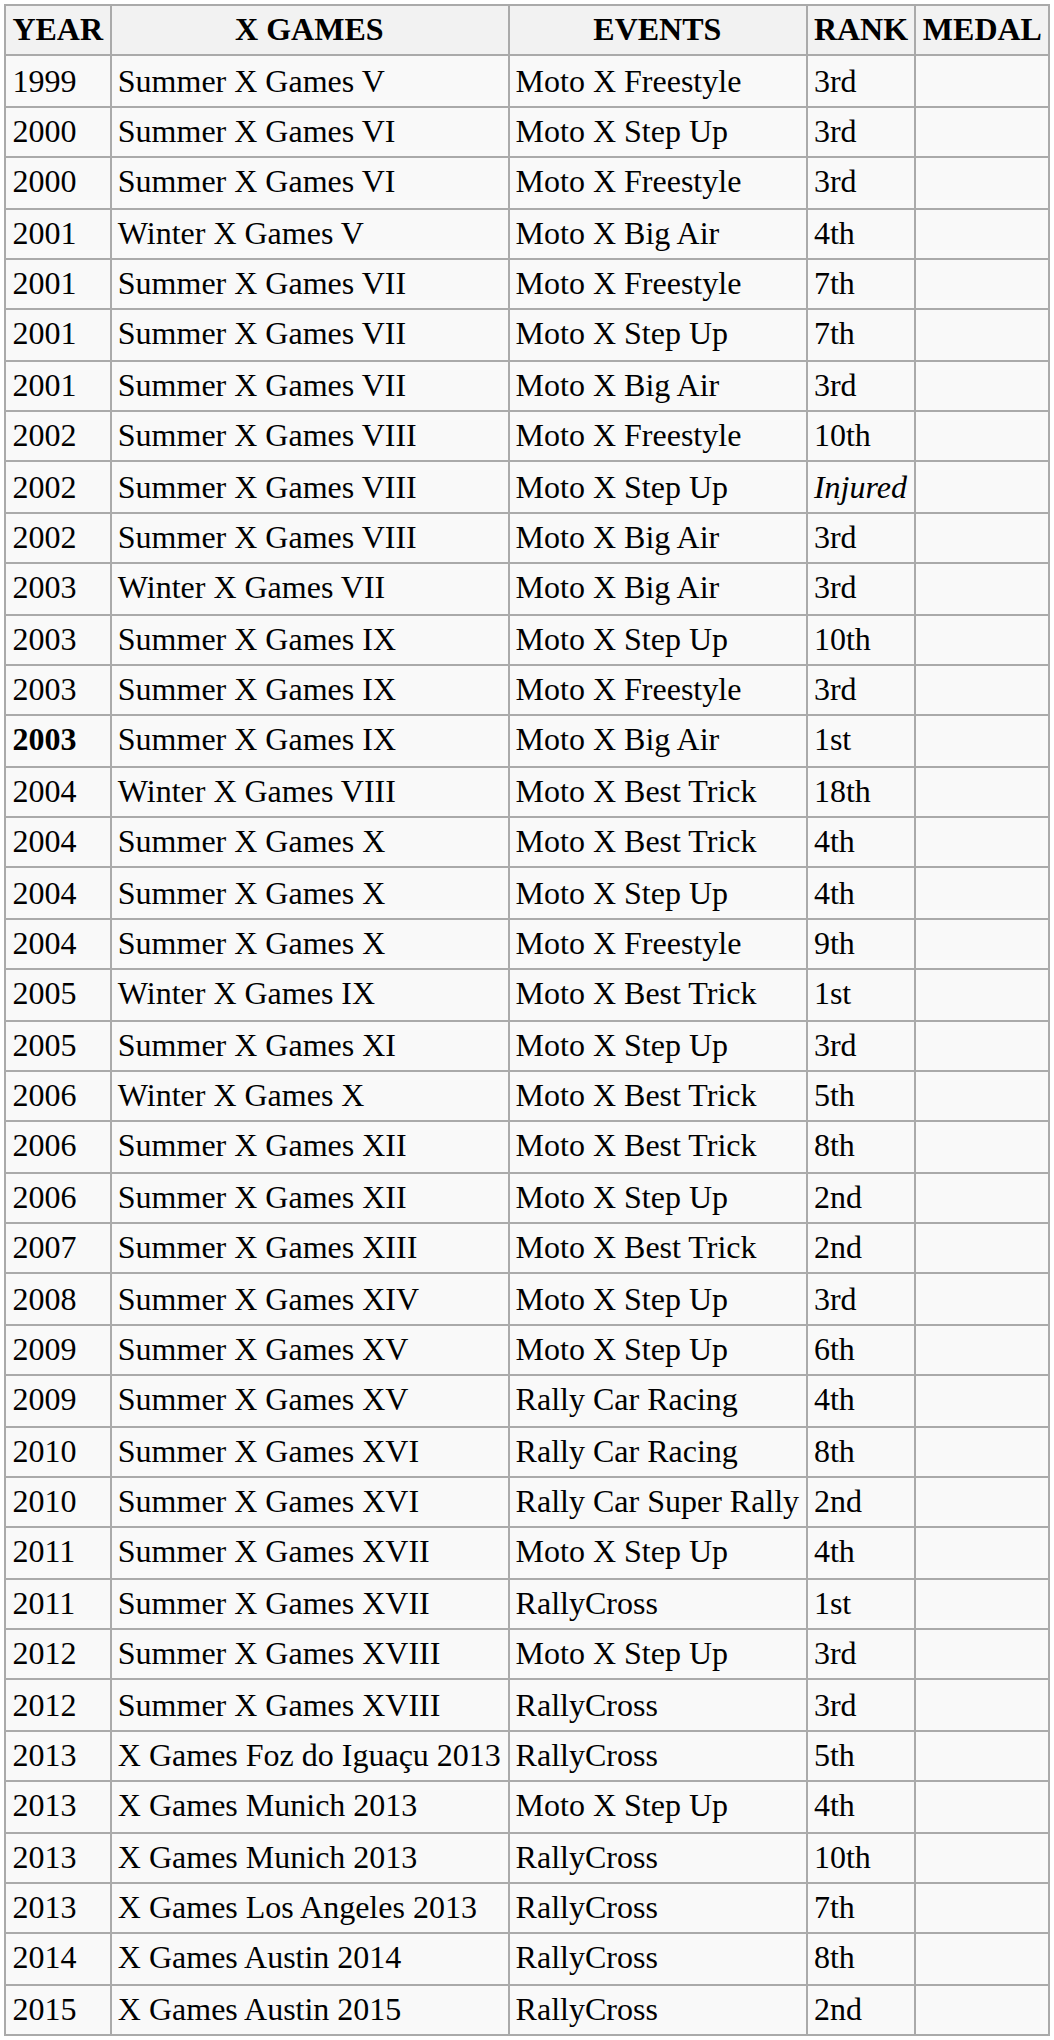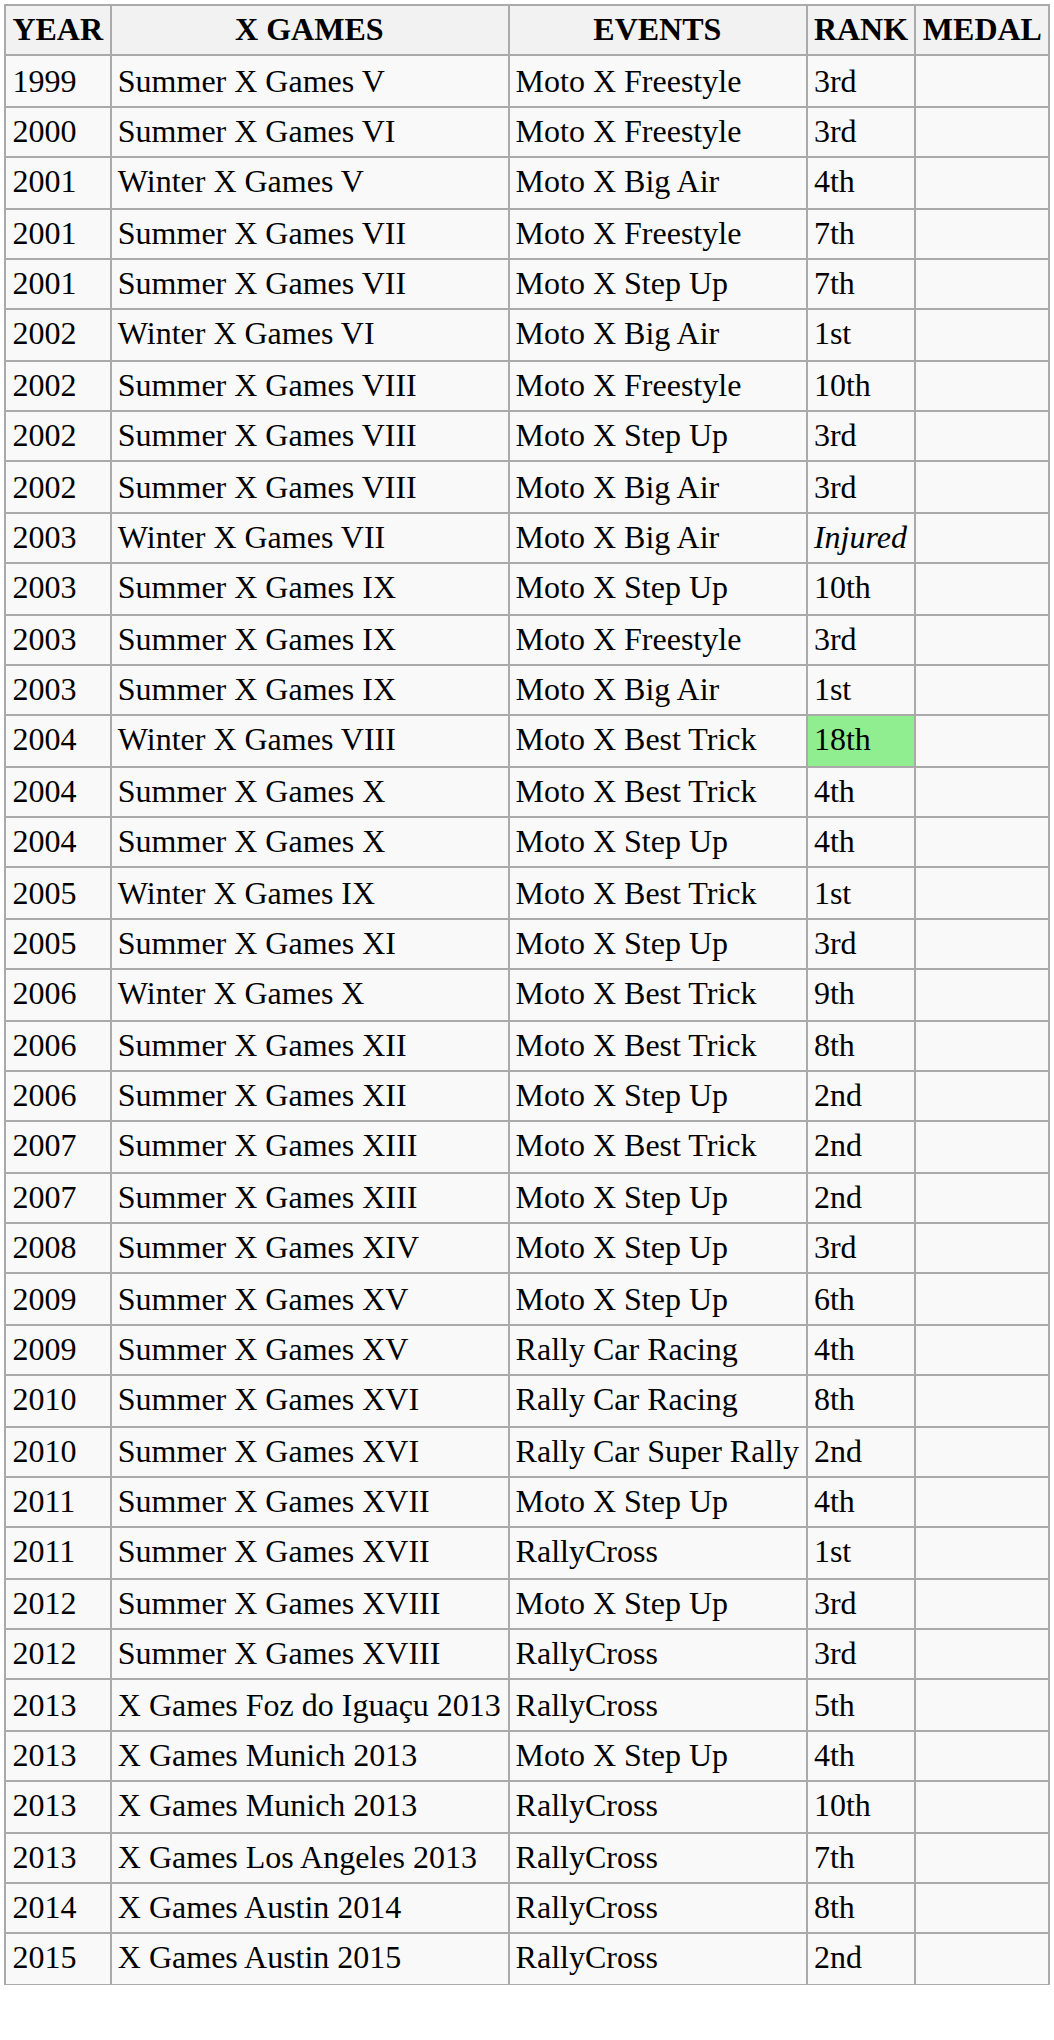- row: (257, 131)
- row: (262, 385)
+ row: (246, 334)
(860, 486) Injured -> (835, 435) 3rd
(835, 588) 3rd -> (860, 537) Injured
(44, 740) bold -> (44, 689) normal
(842, 791) no background -> (842, 740) lightgreen background
- row: (252, 943)
(834, 1095) 5th -> (834, 994) 9th
+ row: (268, 1197)
